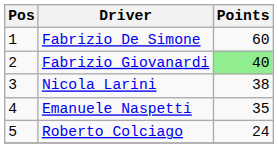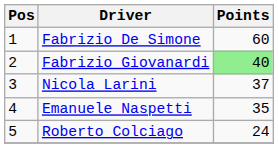(261, 86) 38 -> (261, 86) 37
